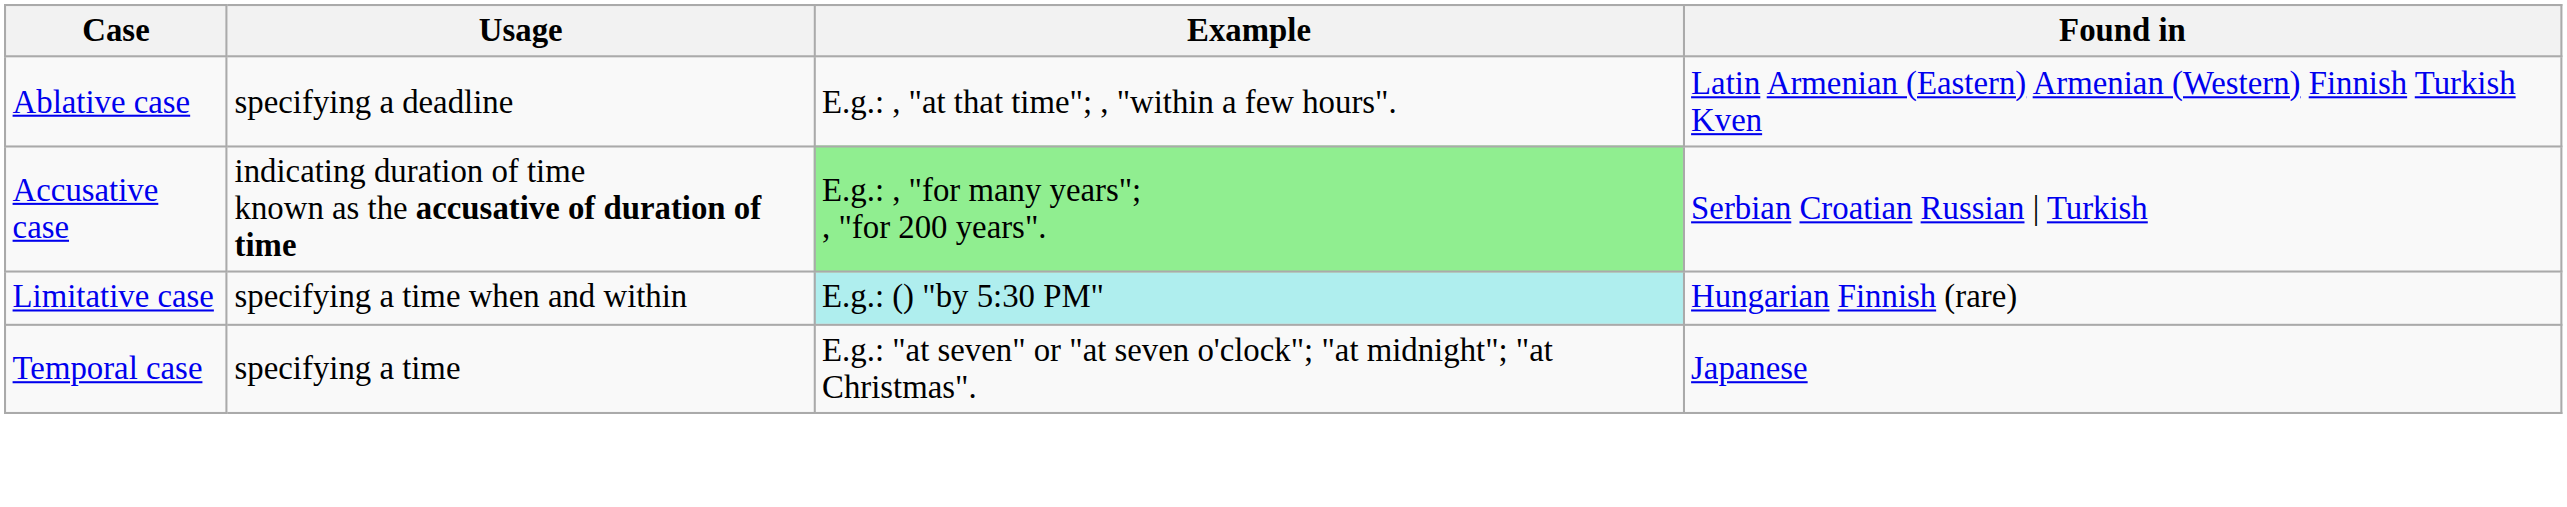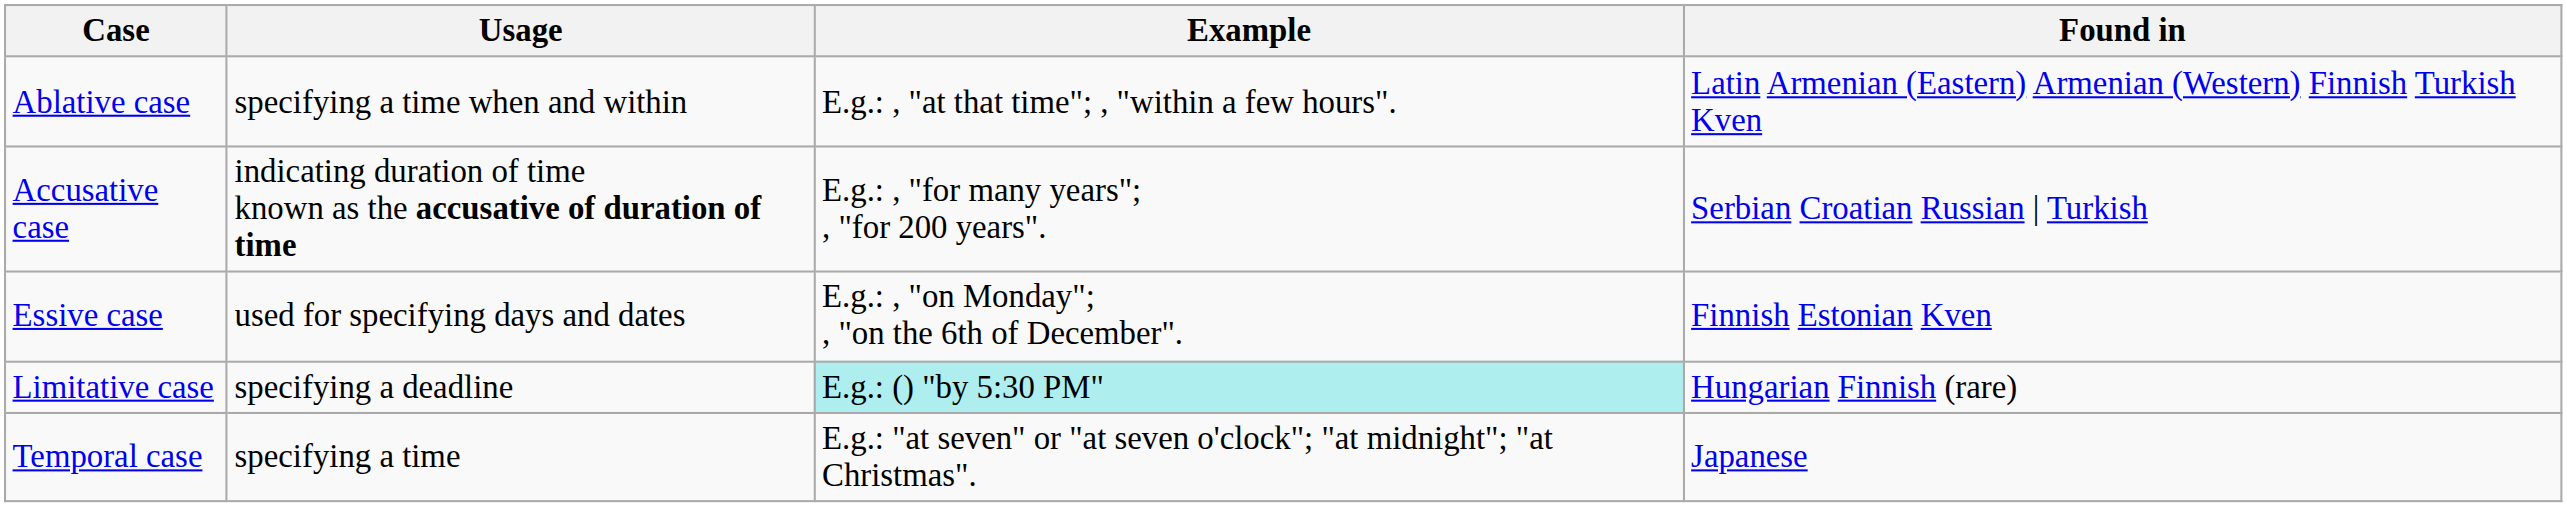(374, 100) specifying a deadline -> (461, 100) specifying a time when and within
(982, 208) lightgreen background -> (982, 208) no background
+ row: (88, 315)
(461, 297) specifying a time when and within -> (374, 386) specifying a deadline
